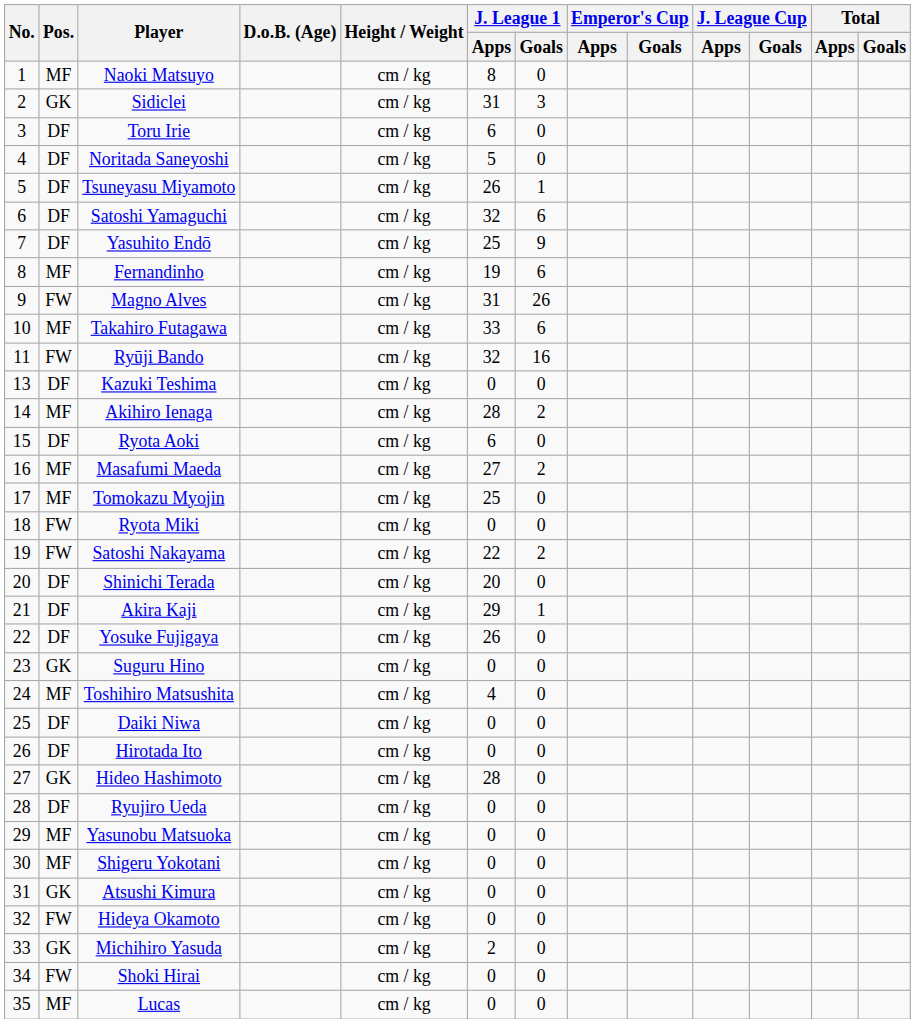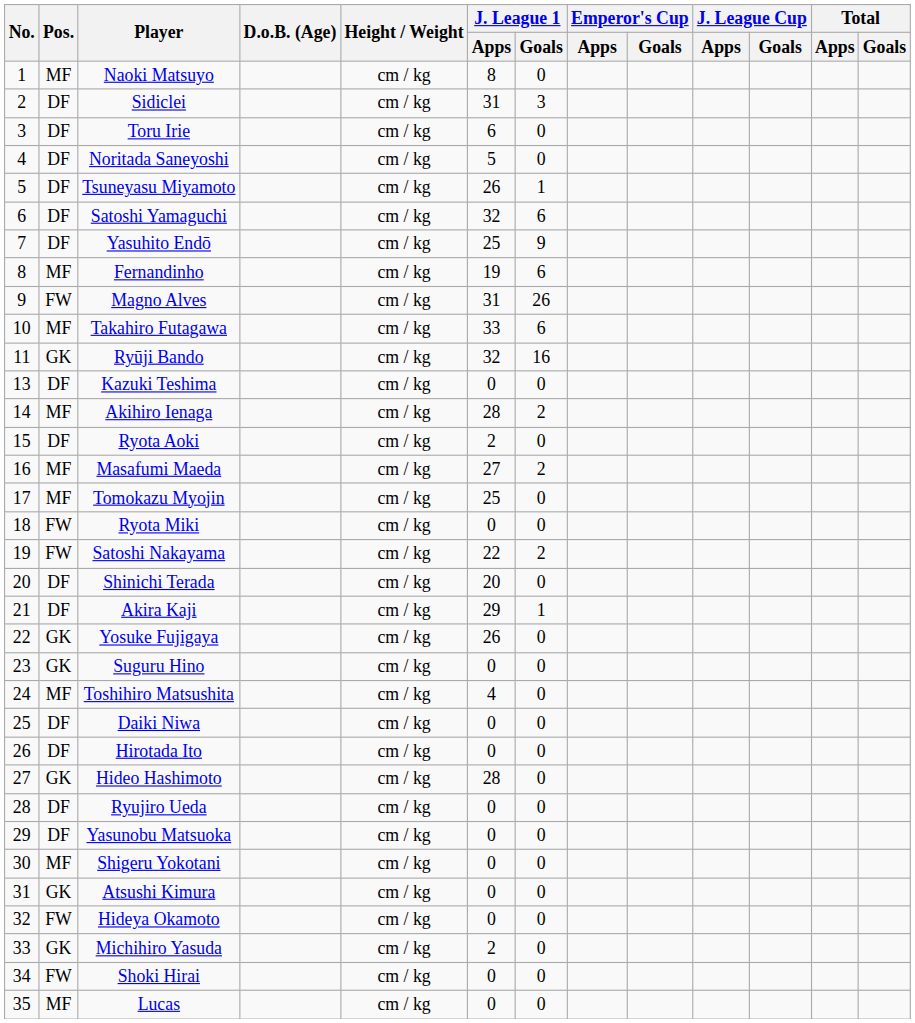(59, 103) GK -> (59, 103) DF
(59, 356) FW -> (59, 356) GK
(492, 441) 6 -> (492, 441) 2
(59, 638) DF -> (59, 638) GK
(59, 835) MF -> (59, 835) DF
